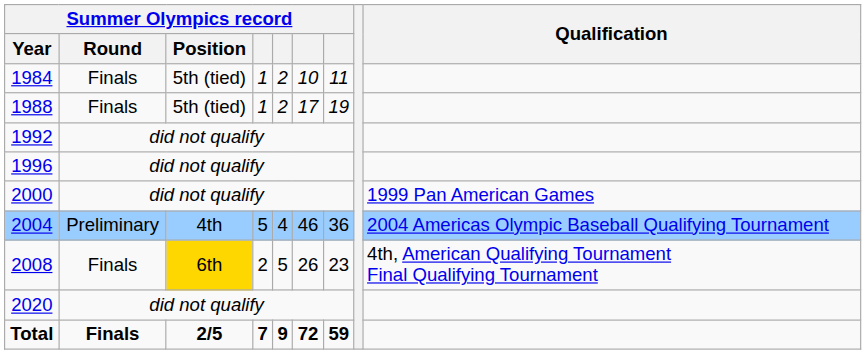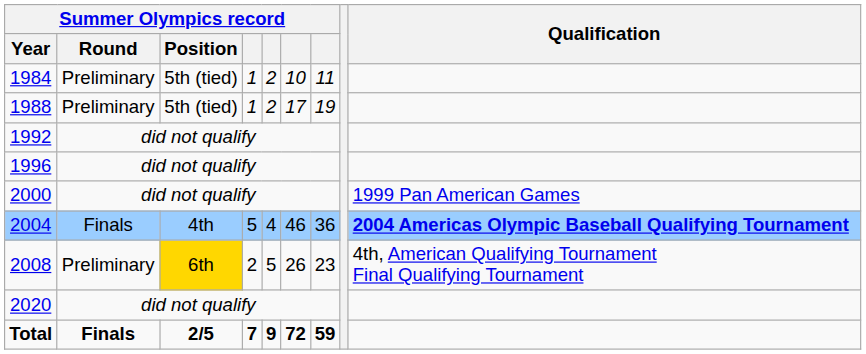(113, 78) Finals -> (108, 78) Preliminary
(113, 107) Finals -> (108, 107) Preliminary
(113, 225) Preliminary -> (108, 225) Finals
(598, 225) normal -> (601, 225) bold
(113, 265) Finals -> (108, 265) Preliminary
